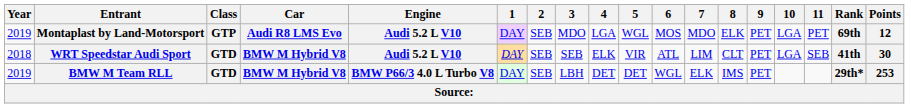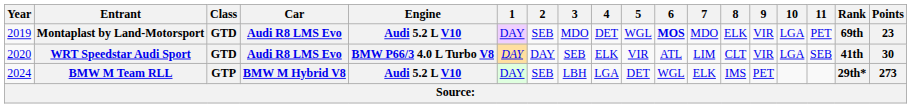(224, 33) GTP -> (224, 33) GTD
(604, 33) LGA -> (607, 33) DET
(668, 33) normal -> (671, 33) bold
(761, 33) PET -> (764, 33) VIR
(885, 33) 12 -> (888, 33) 23
(19, 53) 2018 -> (19, 53) 2020
(294, 53) BMW M Hybrid V8 -> (294, 53) Audi R8 LMS Evo
(423, 53) Audi 5.2 L V10 -> (423, 53) BMW P66/3 4.0 L Turbo V8
(541, 53) SEB -> (543, 53) DAY
(761, 53) PET -> (764, 53) VIR
(19, 73) 2019 -> (19, 73) 2024
(224, 73) GTD -> (224, 73) GTP
(423, 73) BMW P66/3 4.0 L Turbo V8 -> (423, 73) Audi 5.2 L V10
(604, 73) DET -> (607, 73) LGA
(885, 73) 253 -> (888, 73) 273
